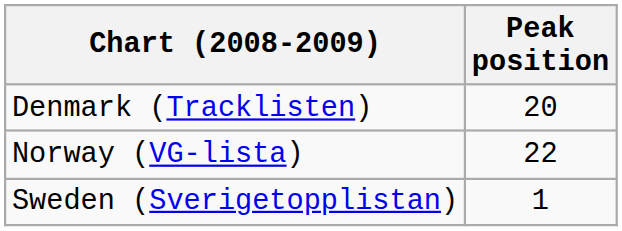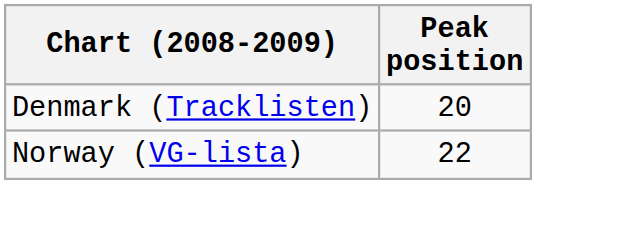- row: (235, 201)
